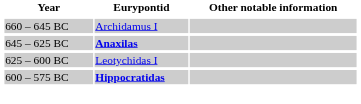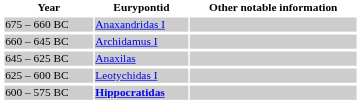+ row: (37, 24)
(116, 43) bold -> (115, 58) normal
